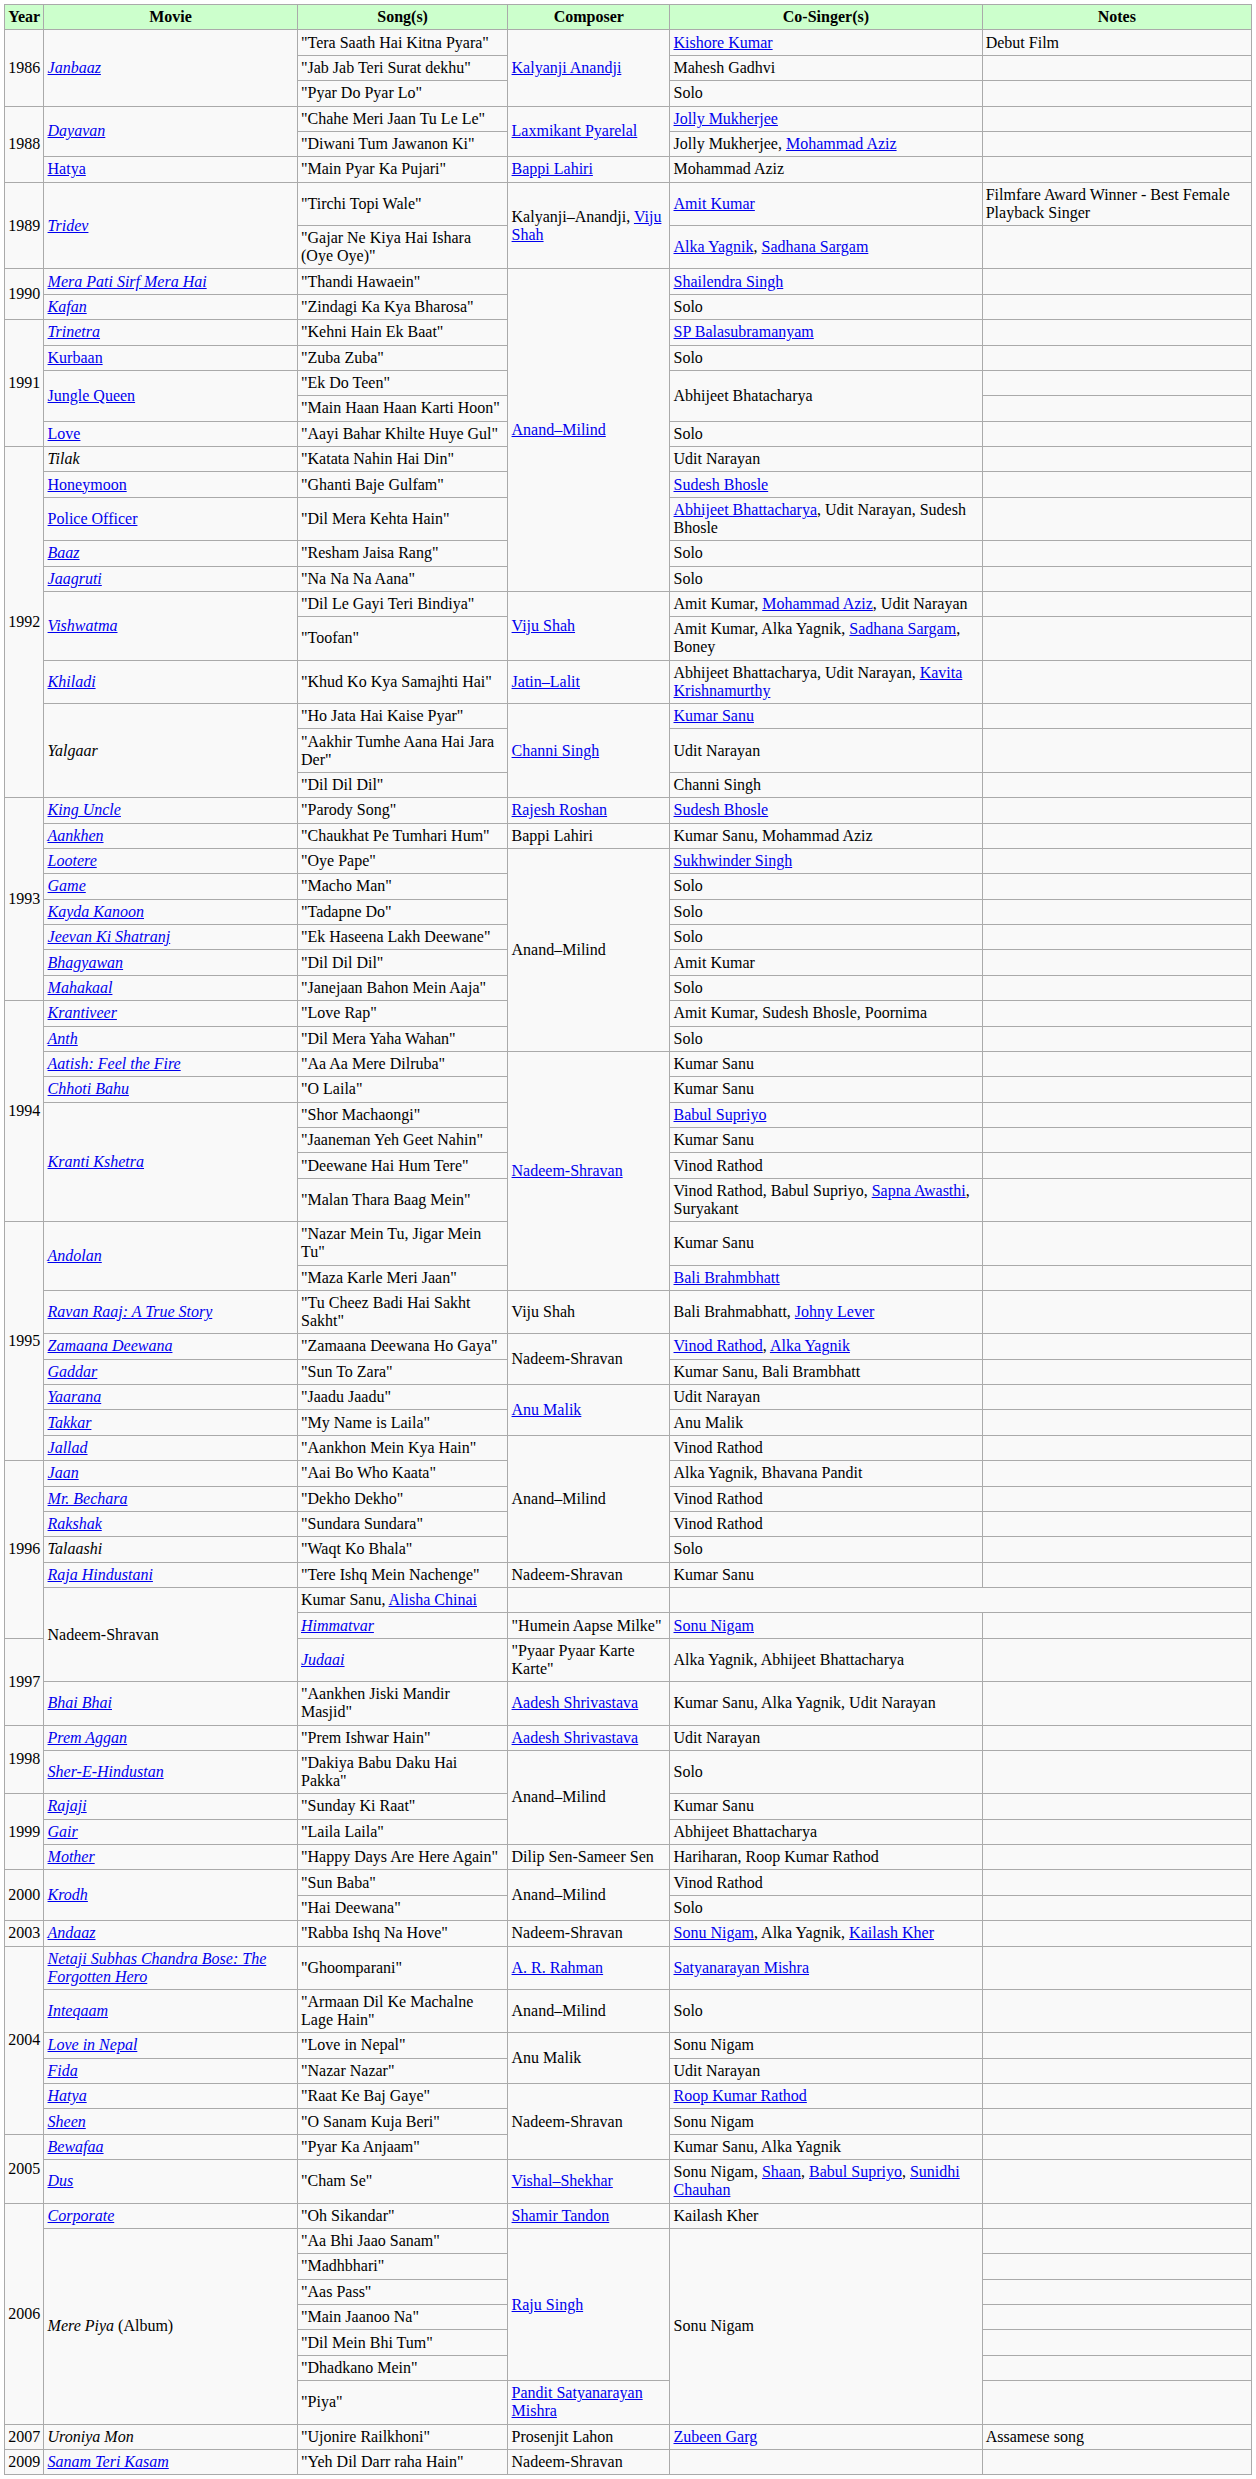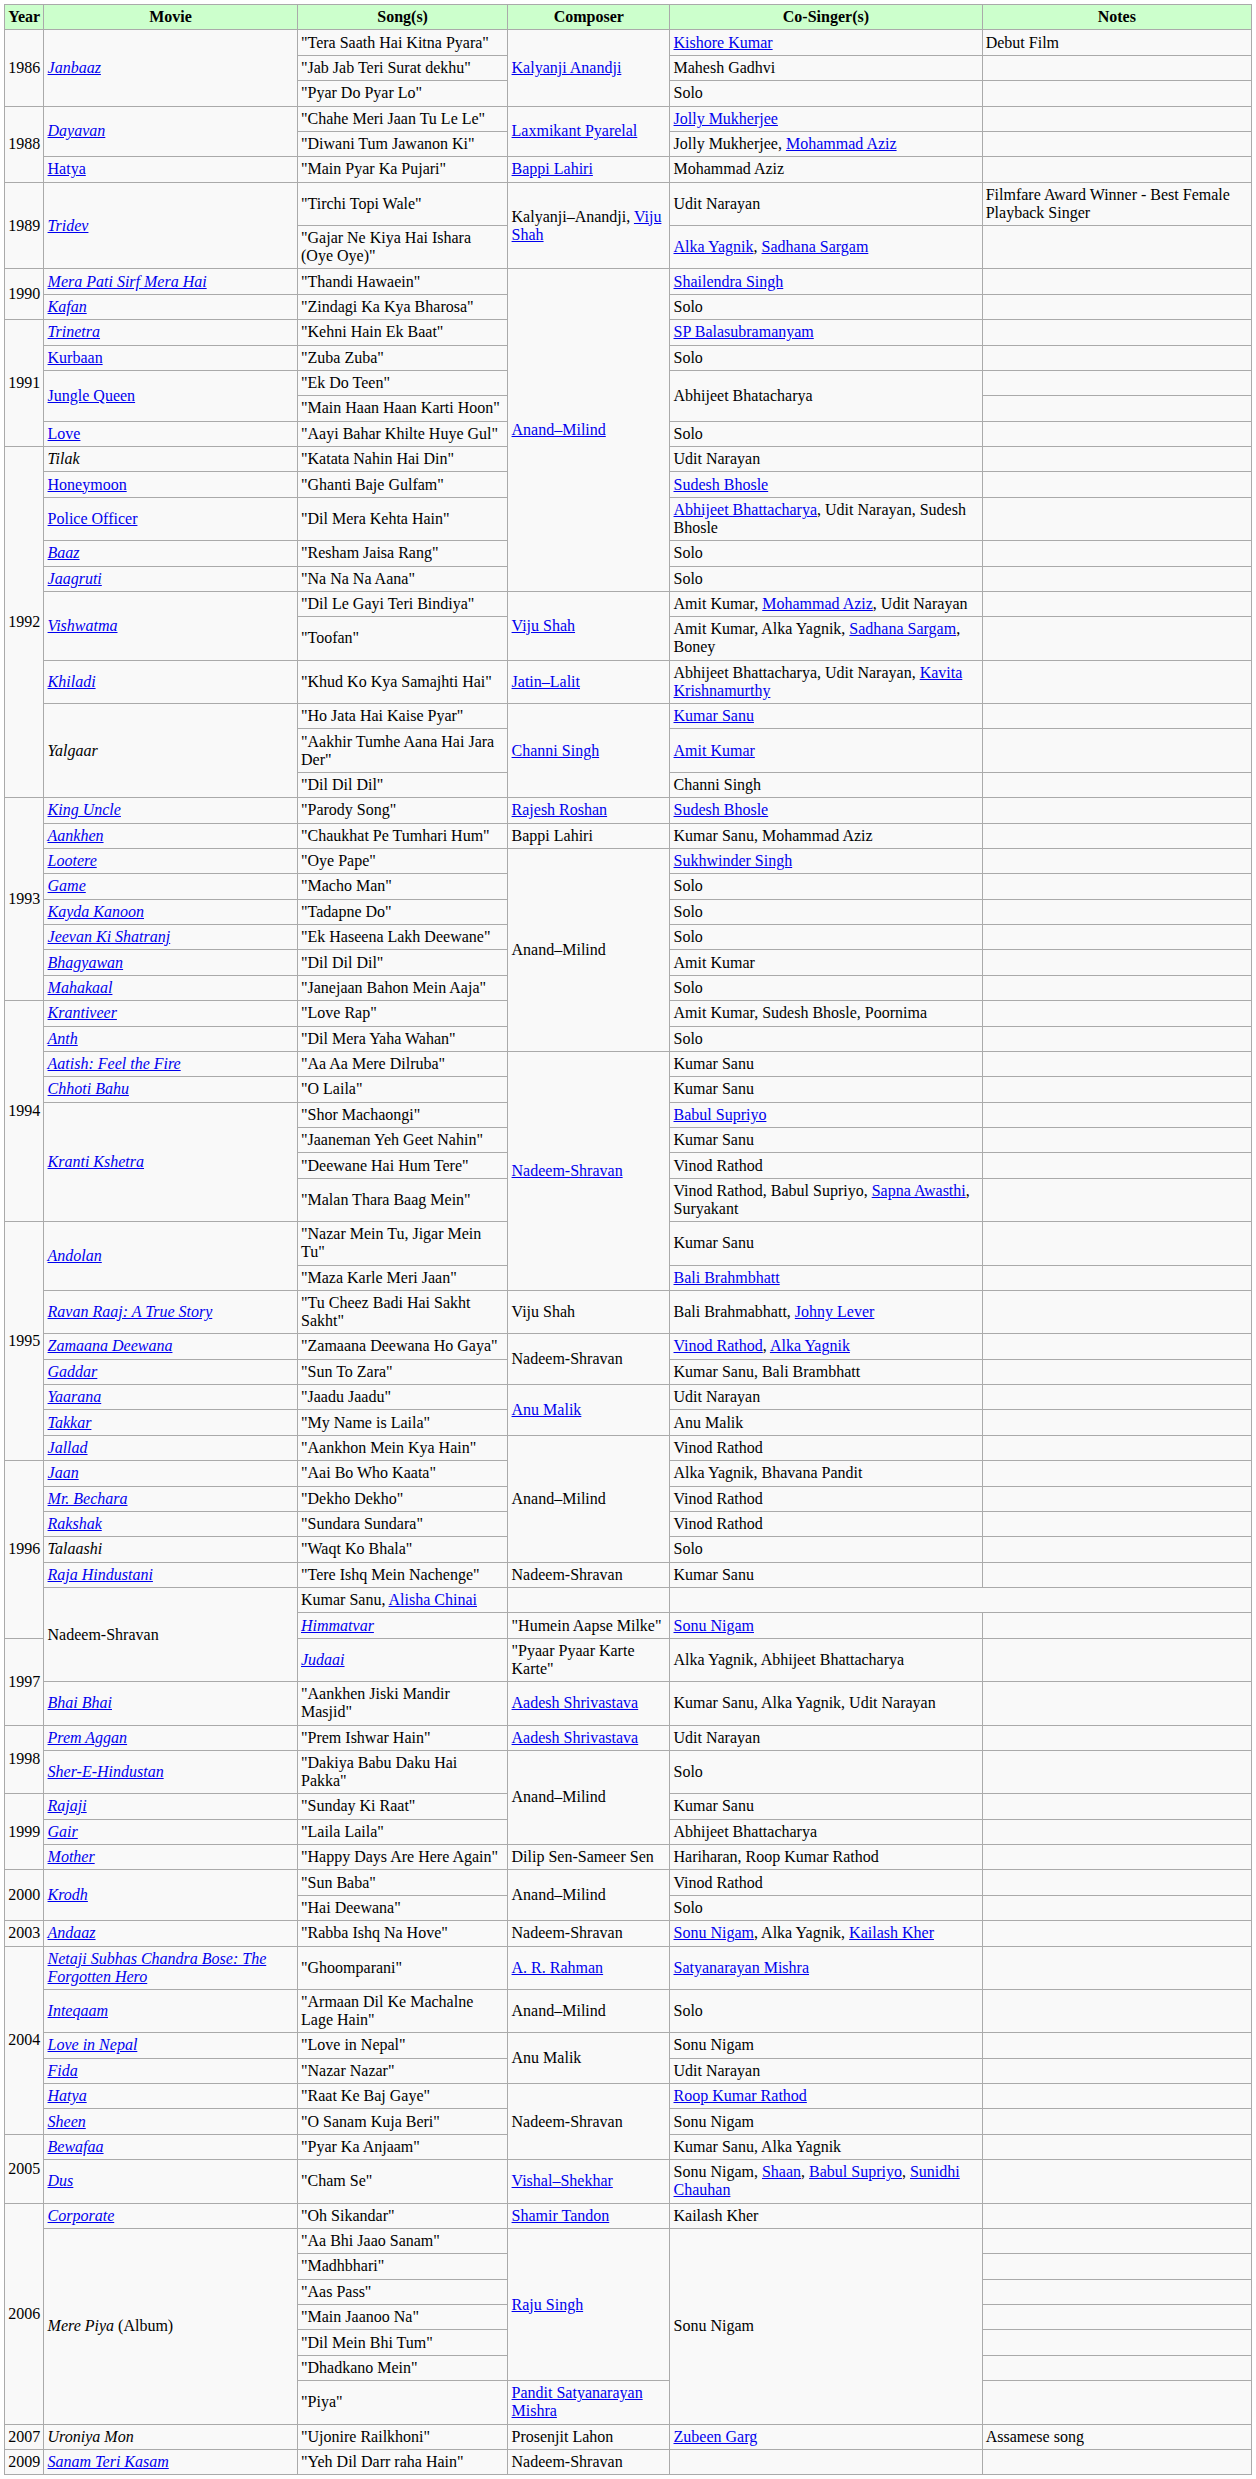(714, 203) Amit Kumar -> (717, 203) Udit Narayan
(717, 750) Udit Narayan -> (714, 750) Amit Kumar
